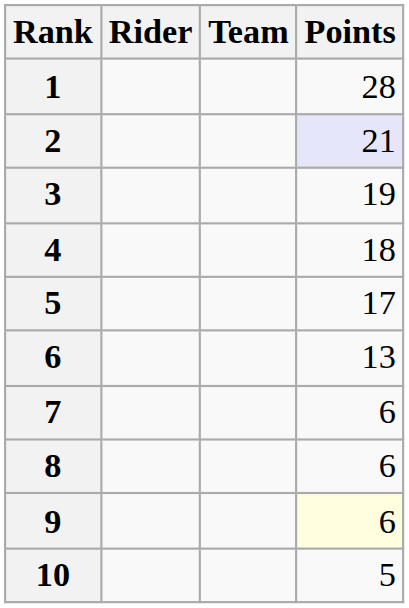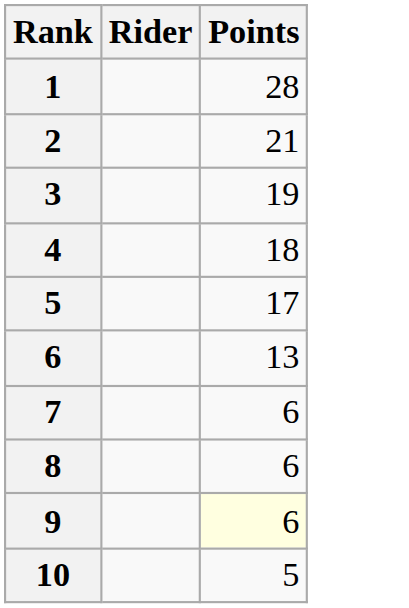- column: (248, 31)
(379, 140) lavender background -> (282, 140) no background
